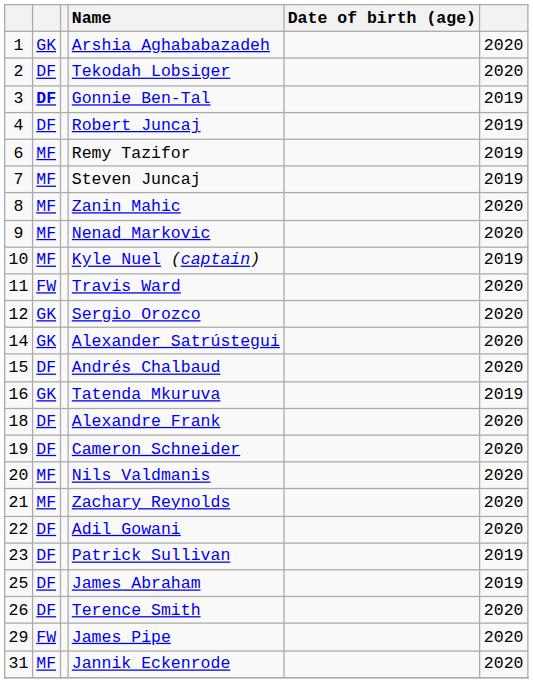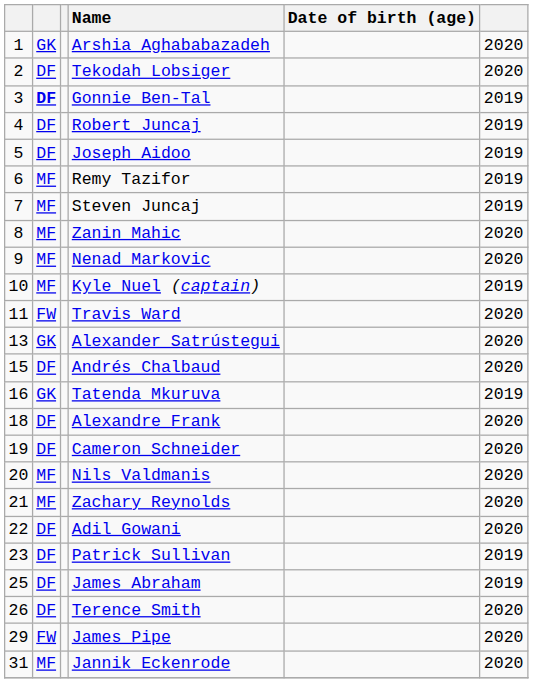+ row: (131, 153)
- row: (136, 314)
(18, 341) 14 -> (18, 341) 13
